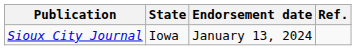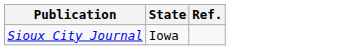- column: (252, 15)
